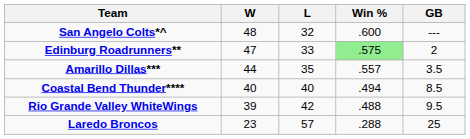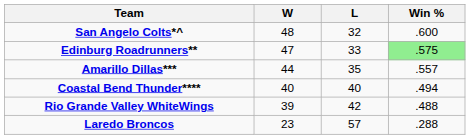- column: (434, 13)
